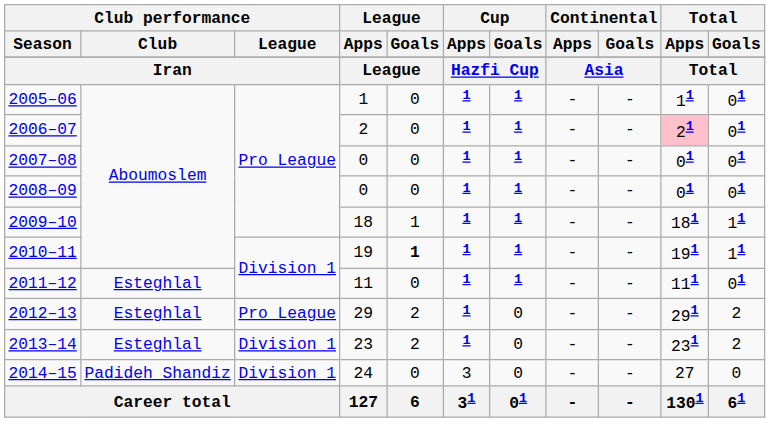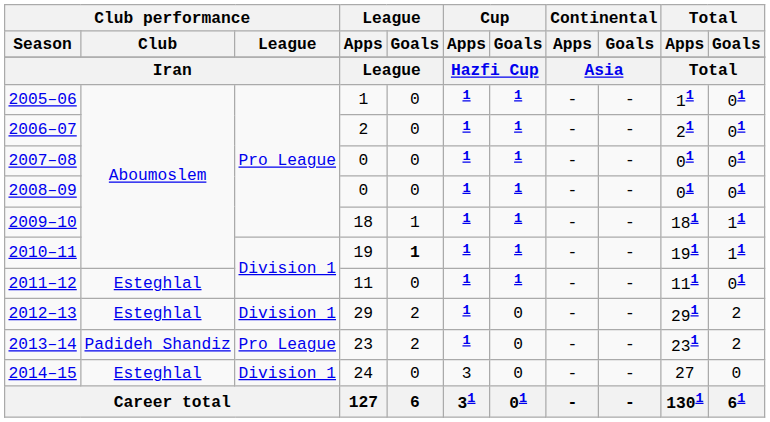(685, 130) pink background -> (685, 130) no background
(287, 314) Pro League -> (287, 314) Division 1
(158, 345) Esteghlal -> (158, 345) Padideh Shandiz
(287, 345) Division 1 -> (287, 345) Pro League
(158, 373) Padideh Shandiz -> (158, 373) Esteghlal
